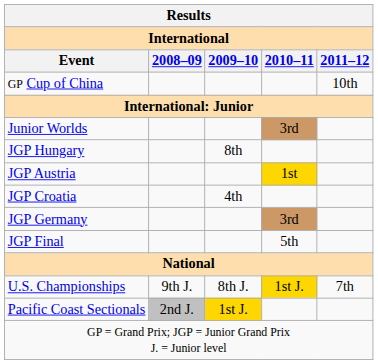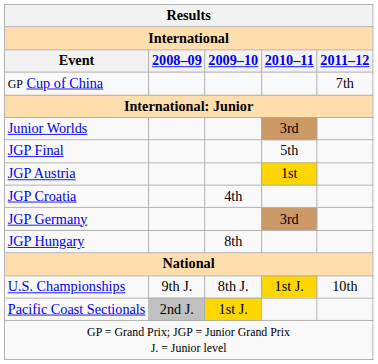(345, 83) 10th -> (345, 83) 7th
rows swapped: (36, 241) <-> (46, 151)
(345, 286) 7th -> (345, 286) 10th
